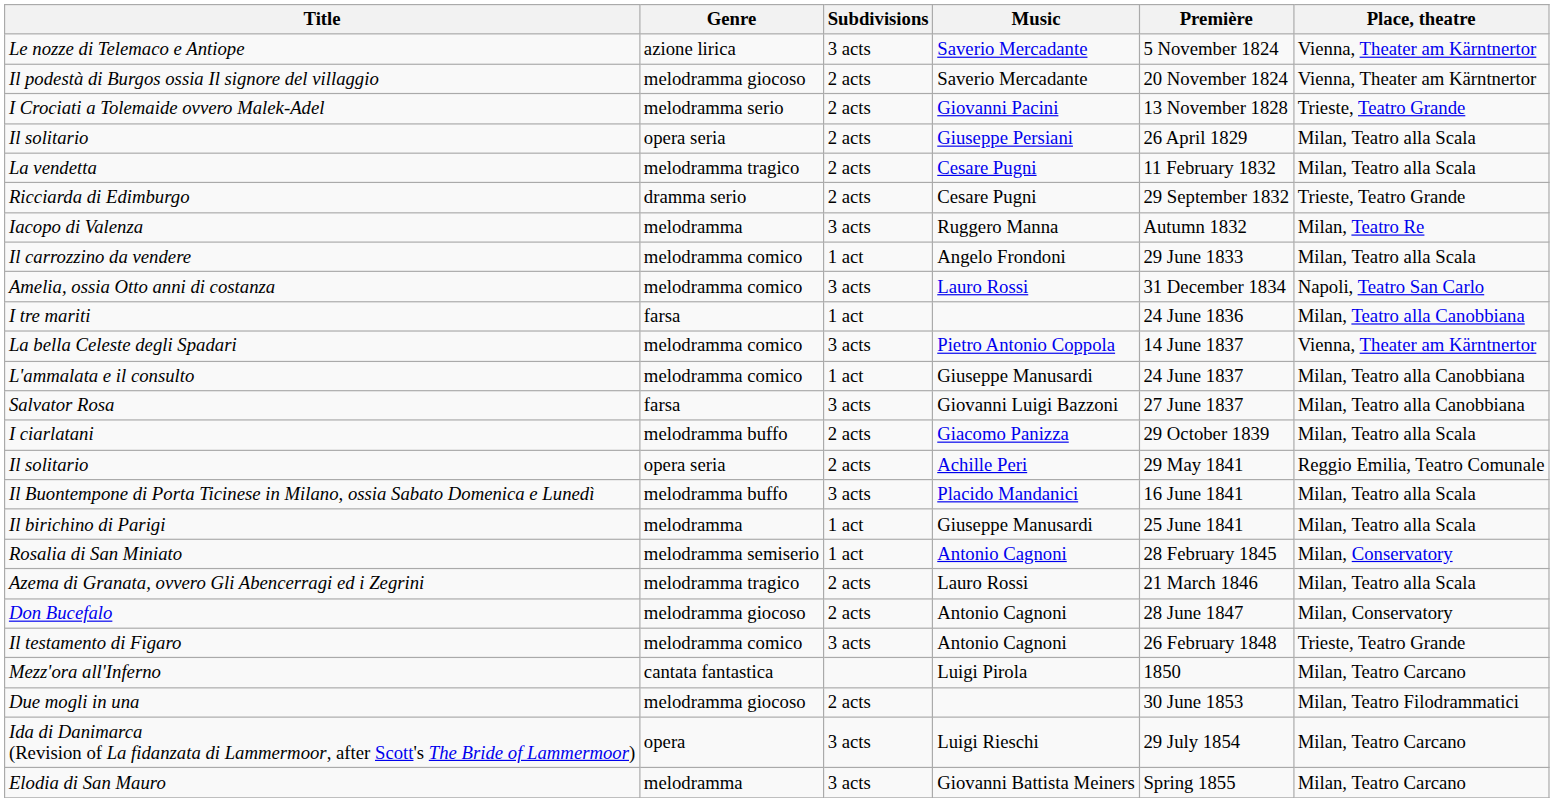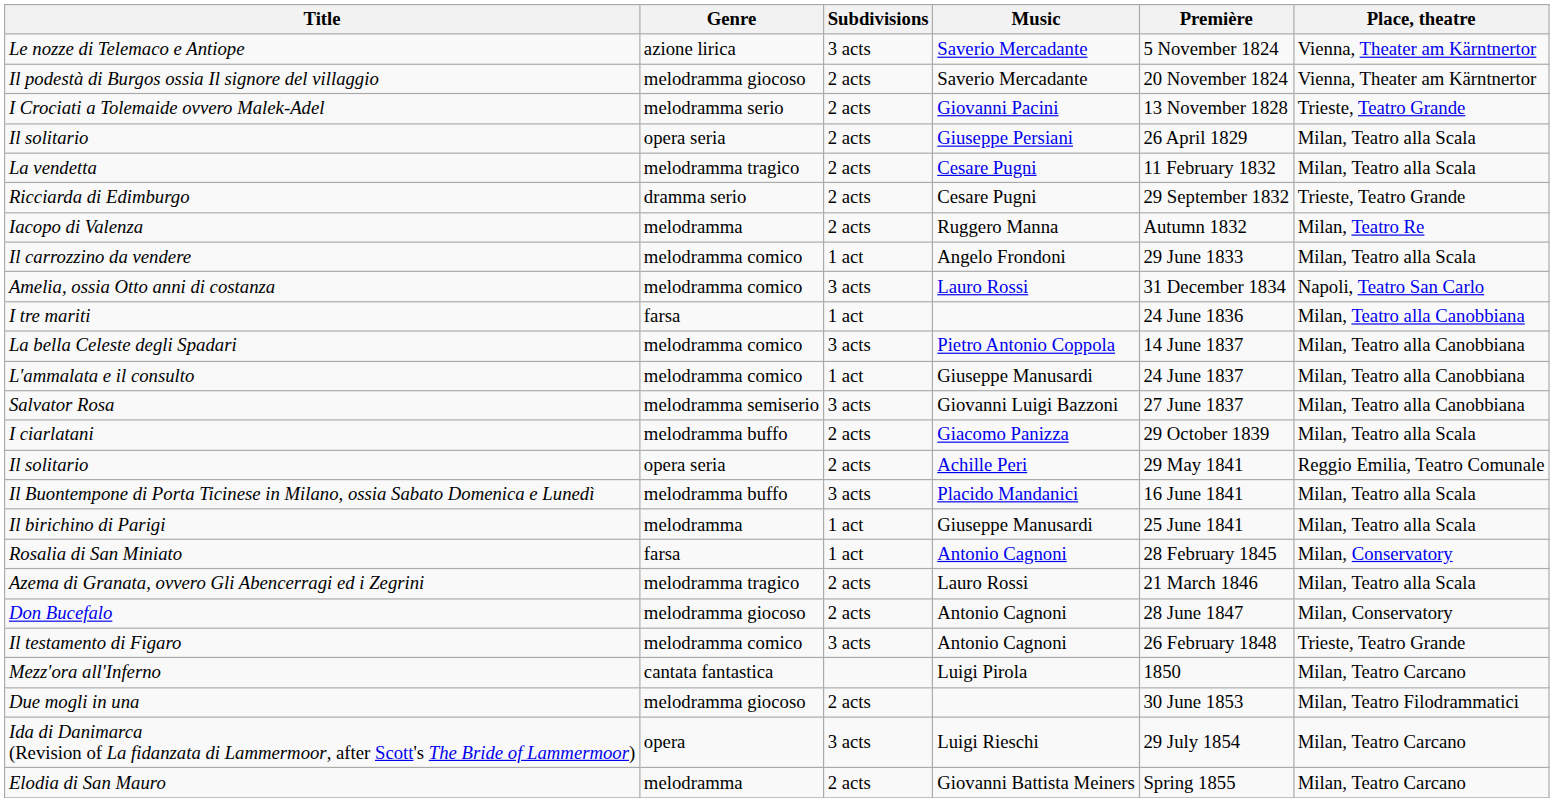(849, 227) 3 acts -> (849, 227) 2 acts
(1417, 345) Vienna, Theater am Kärntnertor -> (1411, 345) Milan, Teatro alla Canobbiana
(662, 405) farsa -> (731, 405) melodramma semiserio
(731, 553) melodramma semiserio -> (662, 553) farsa
(849, 782) 3 acts -> (849, 782) 2 acts
